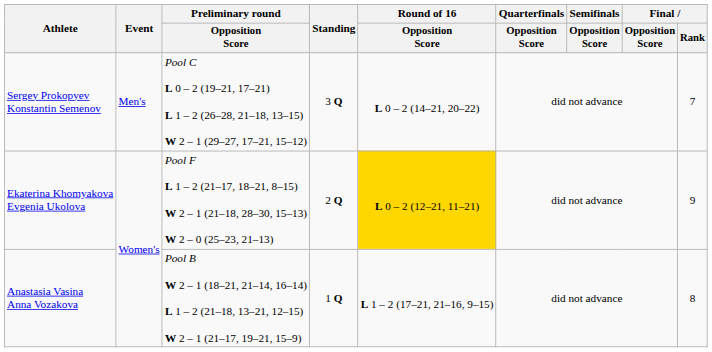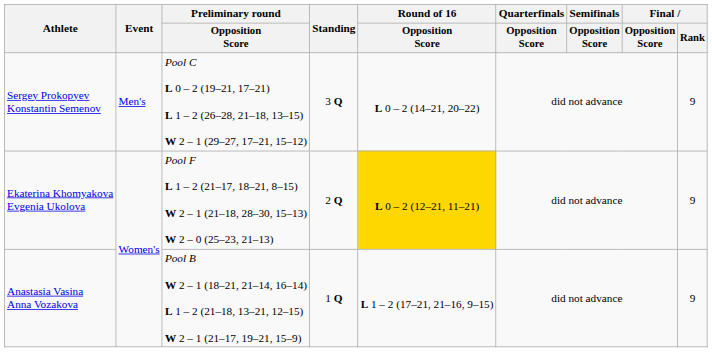(693, 102) 7 -> (693, 102) 9
(693, 298) 8 -> (693, 298) 9
